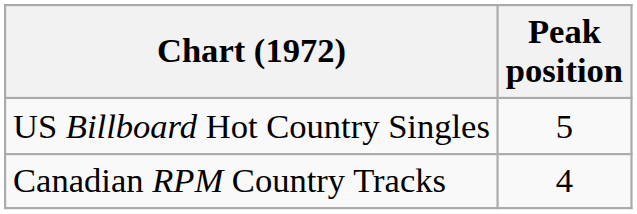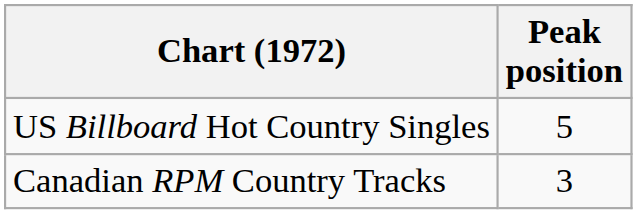(564, 180) 4 -> (564, 180) 3
